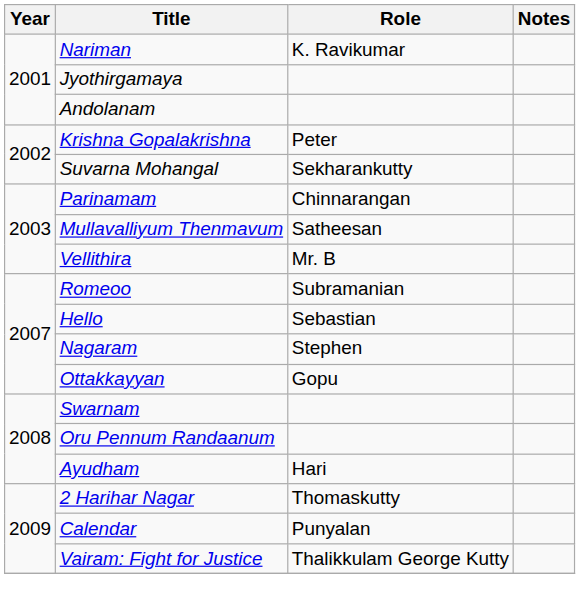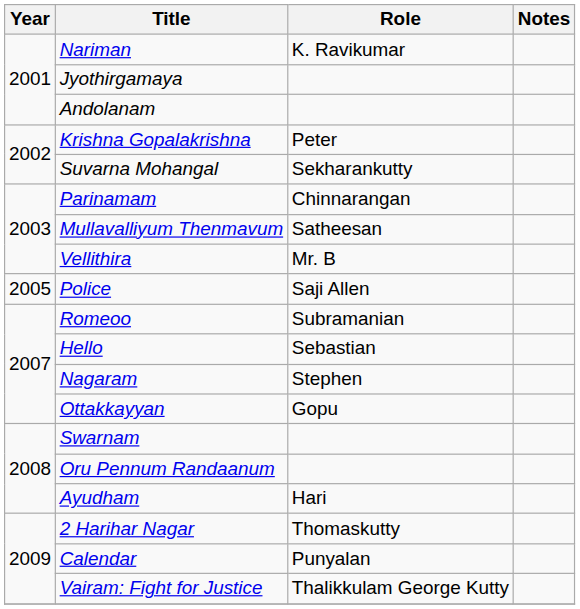+ row: (85, 288)
